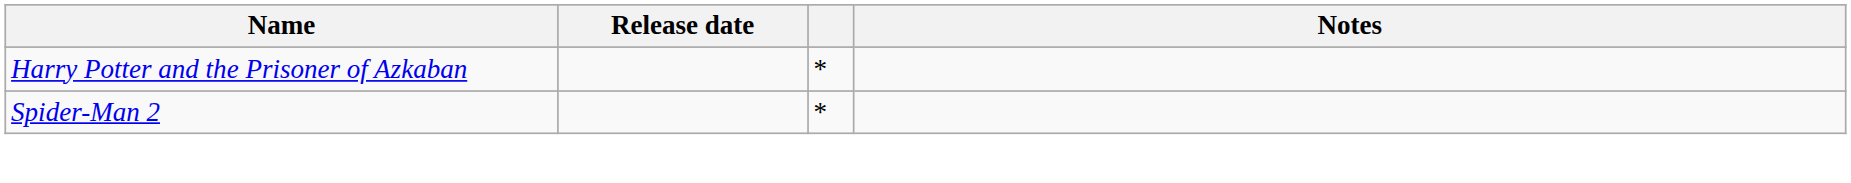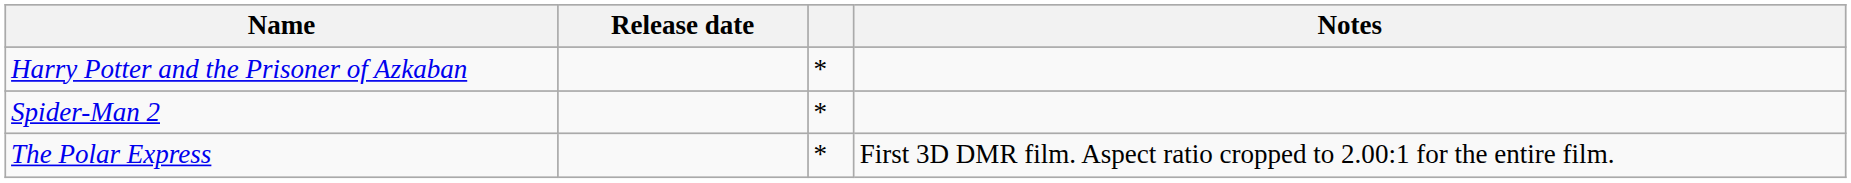+ row: (111, 154)
